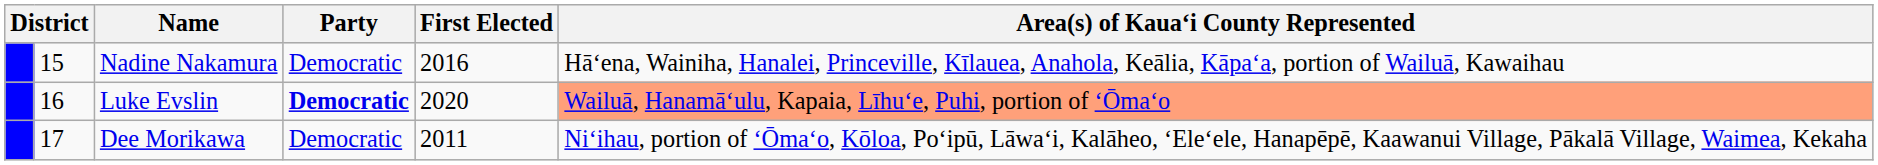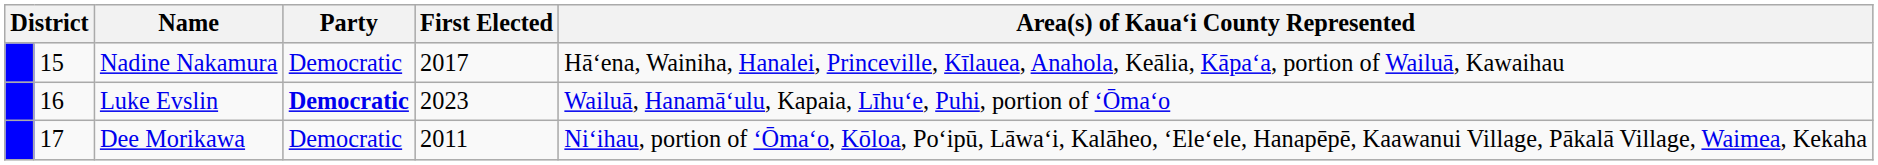(444, 62) 2016 -> (444, 62) 2017
(444, 100) 2020 -> (444, 100) 2023
(867, 100) lightsalmon background -> (867, 100) no background
